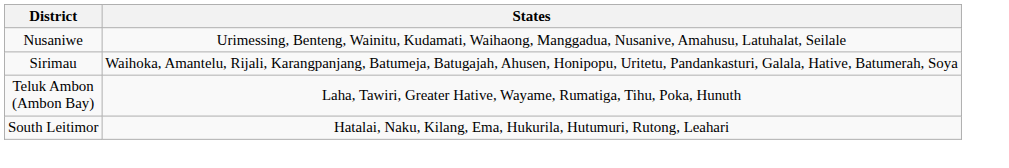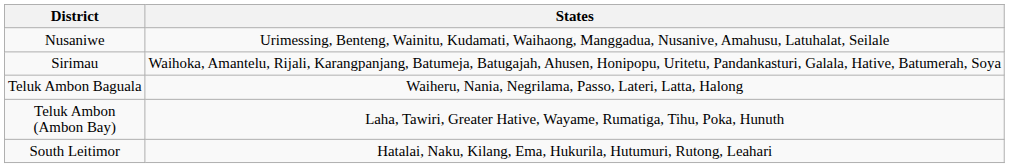+ row: (75, 87)
